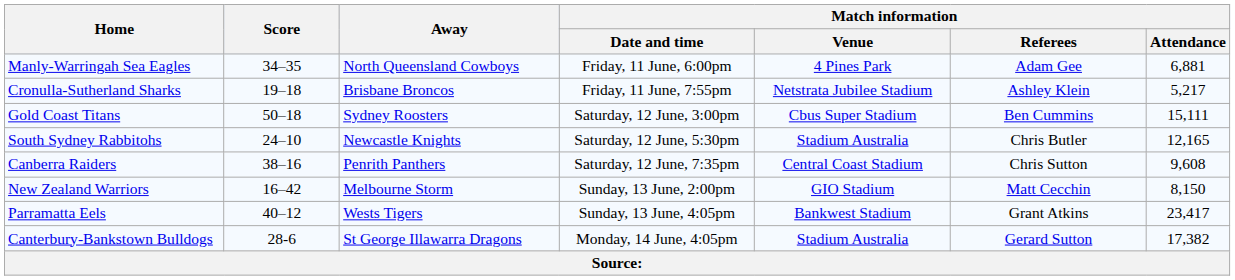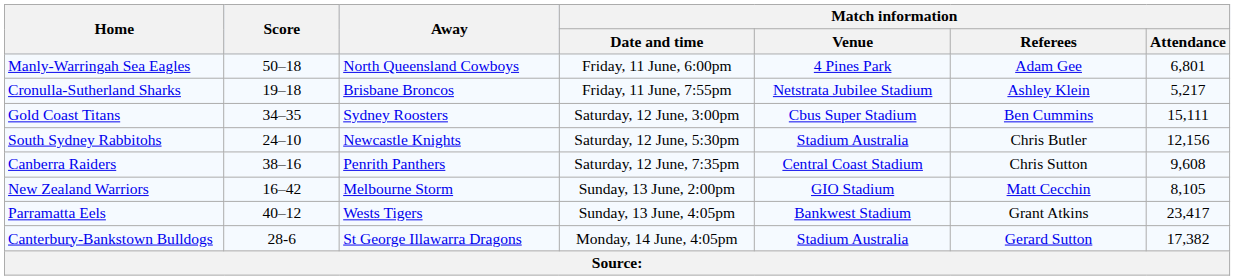(282, 66) 34–35 -> (282, 66) 50–18
(1188, 66) 6,881 -> (1188, 66) 6,801
(282, 115) 50–18 -> (282, 115) 34–35
(1188, 139) 12,165 -> (1188, 139) 12,156
(1188, 189) 8,150 -> (1188, 189) 8,105
